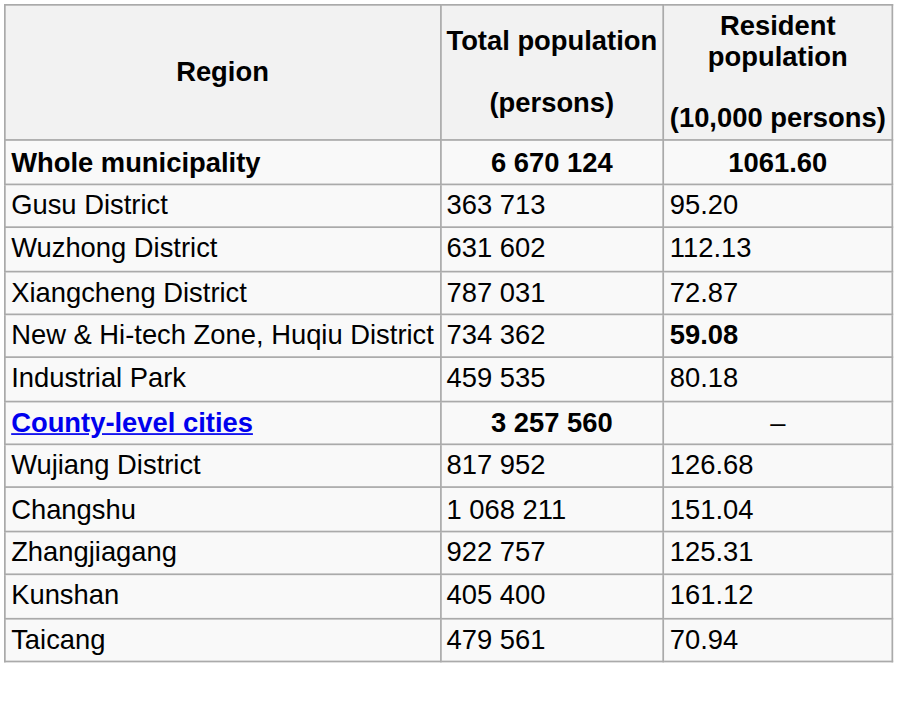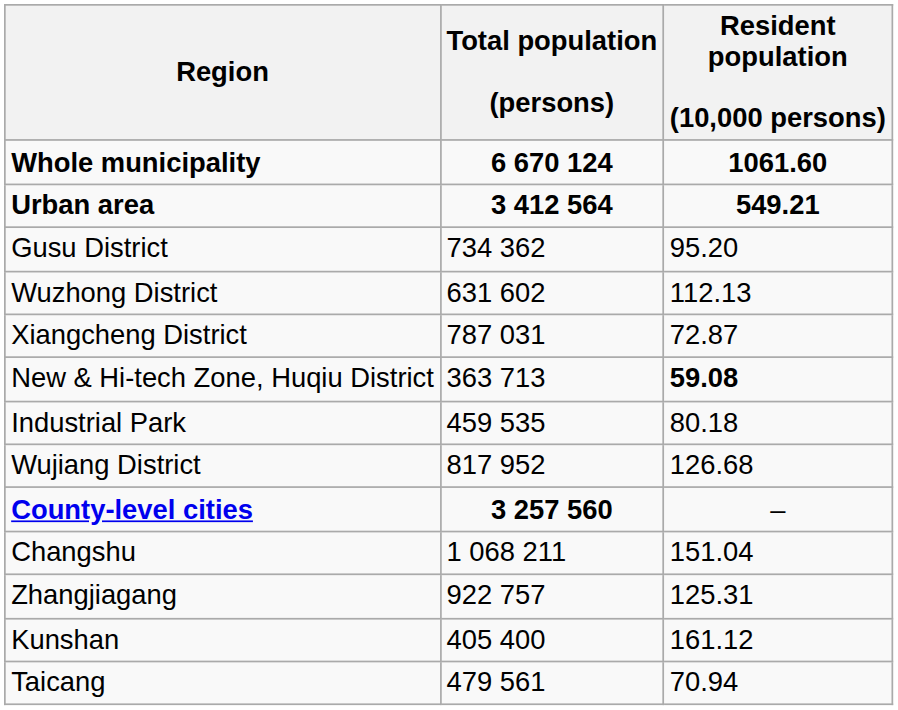+ row: (83, 205)
(496, 205) 363 713 -> (496, 248) 734 362
(496, 335) 734 362 -> (496, 378) 363 713
rows swapped: (106, 465) <-> (132, 422)
